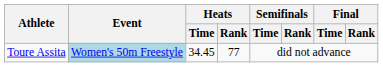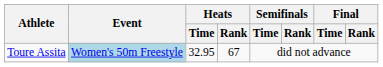(202, 52) 34.45 -> (202, 52) 32.95
(234, 52) 77 -> (234, 52) 67
